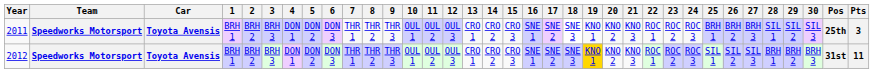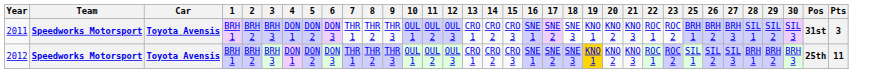- column: (693, 12)
(836, 31) 25th -> (816, 31) 31st
(836, 56) 31st -> (816, 56) 25th
